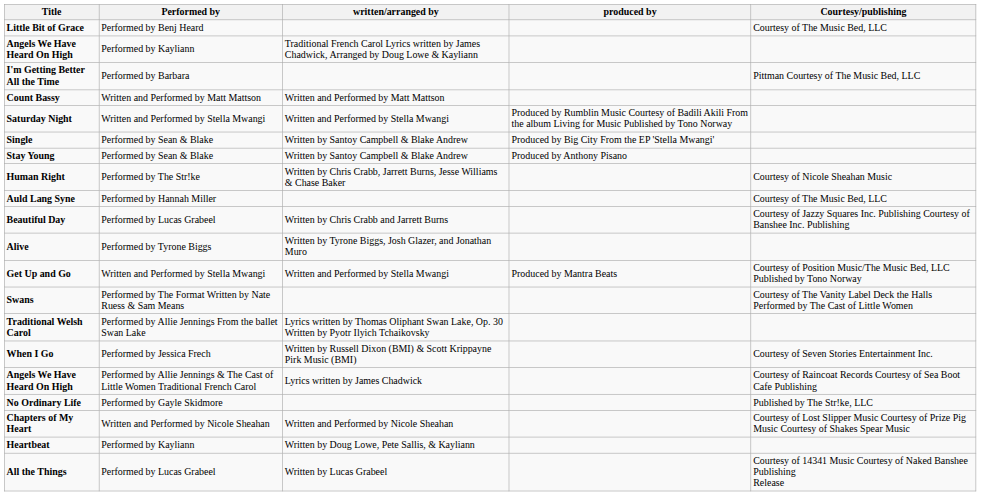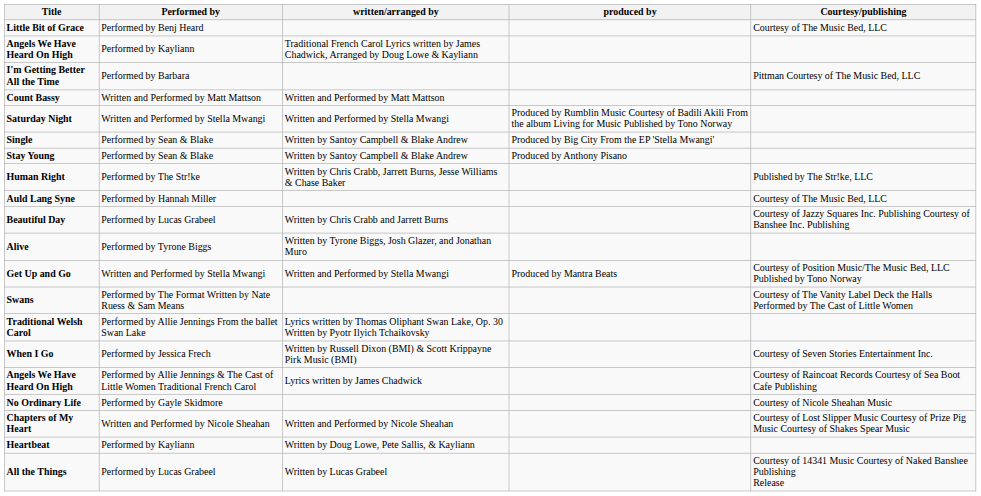(823, 177) Courtesy of Nicole Sheahan Music -> (813, 177) Published by The Str!ke, LLC
(813, 402) Published by The Str!ke, LLC -> (823, 402) Courtesy of Nicole Sheahan Music
